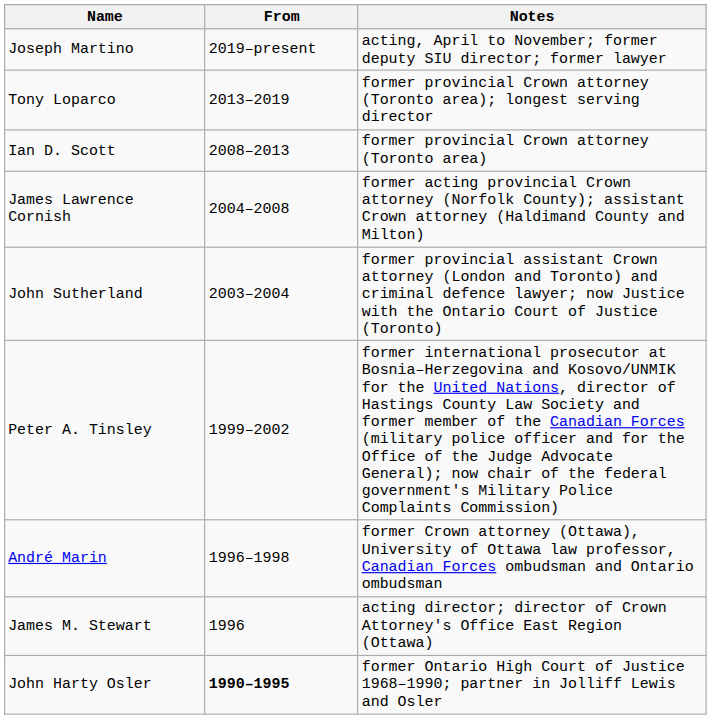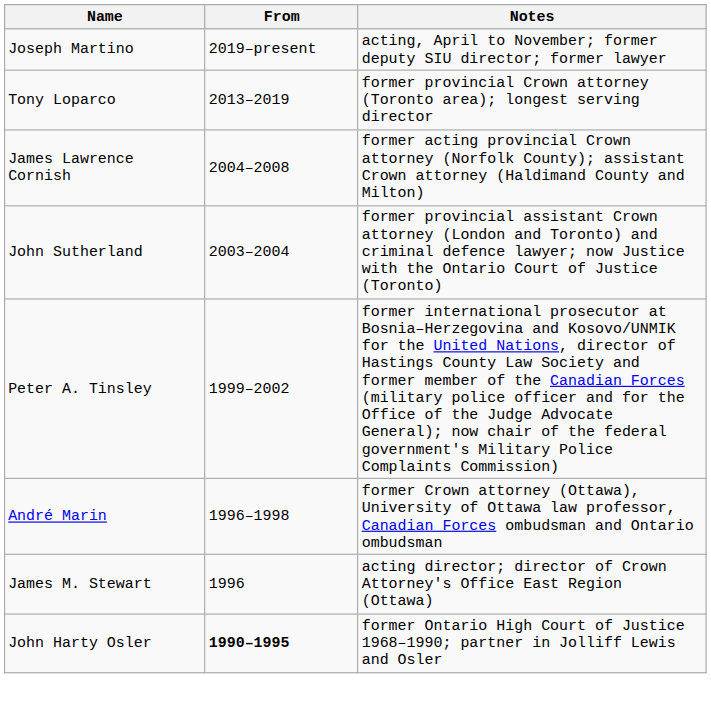- row: (62, 150)
